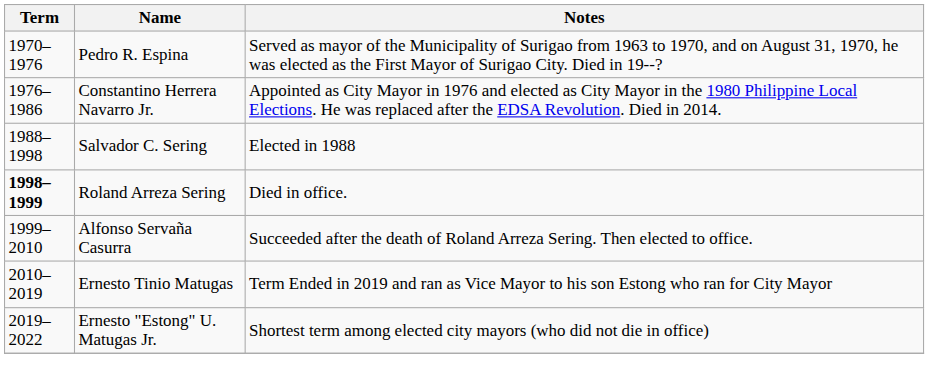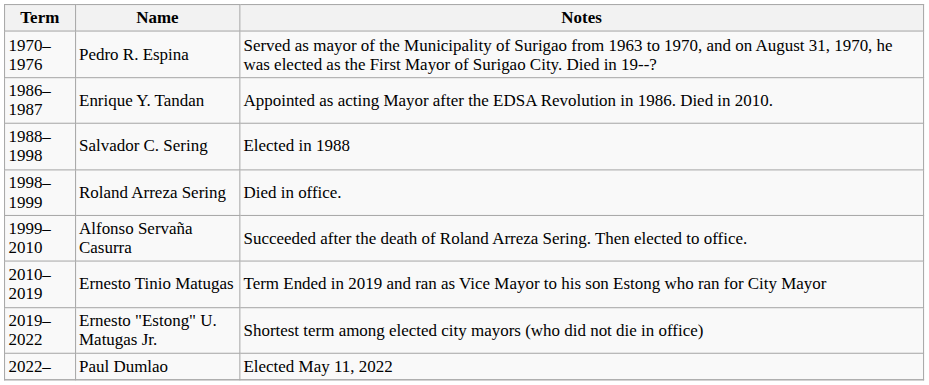- row: (147, 100)
+ row: (142, 100)
(30, 192) bold -> (30, 192) normal
+ row: (124, 366)
